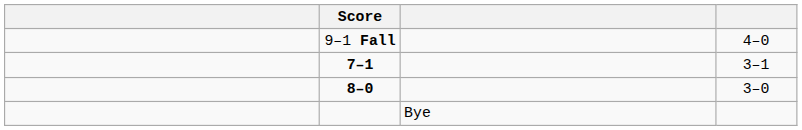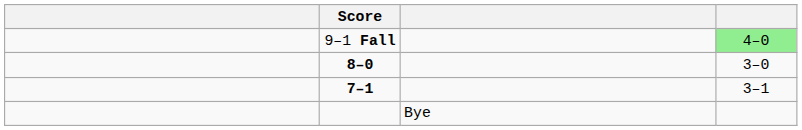(756, 41) no background -> (756, 41) lightgreen background
rows swapped: (360, 65) <-> (360, 89)
